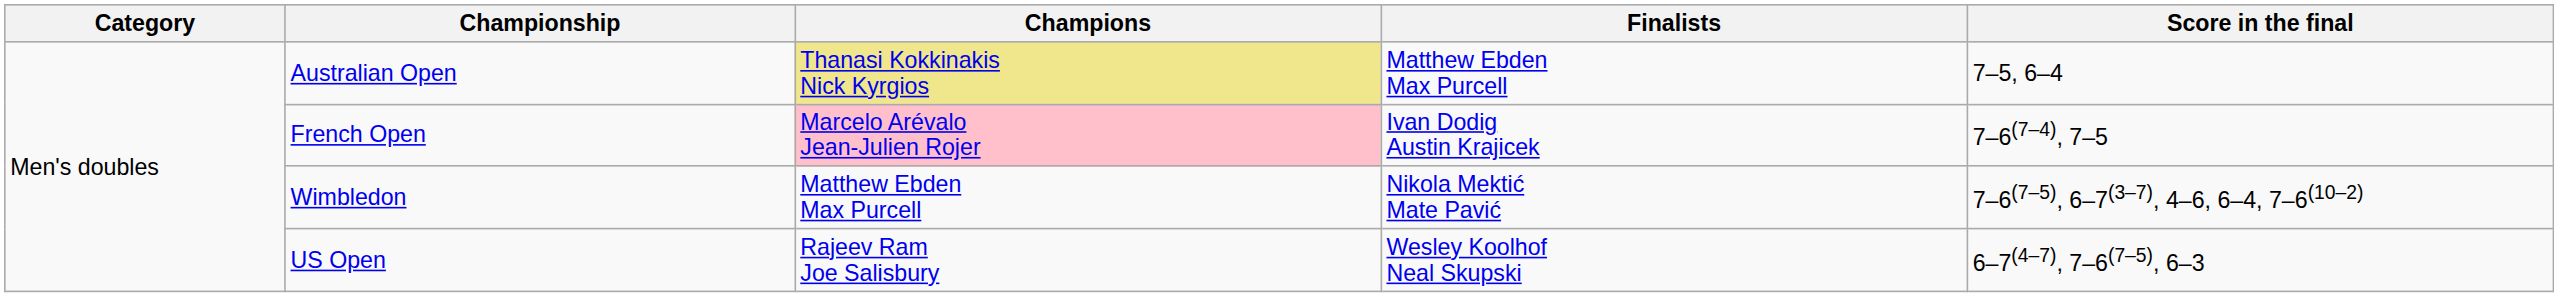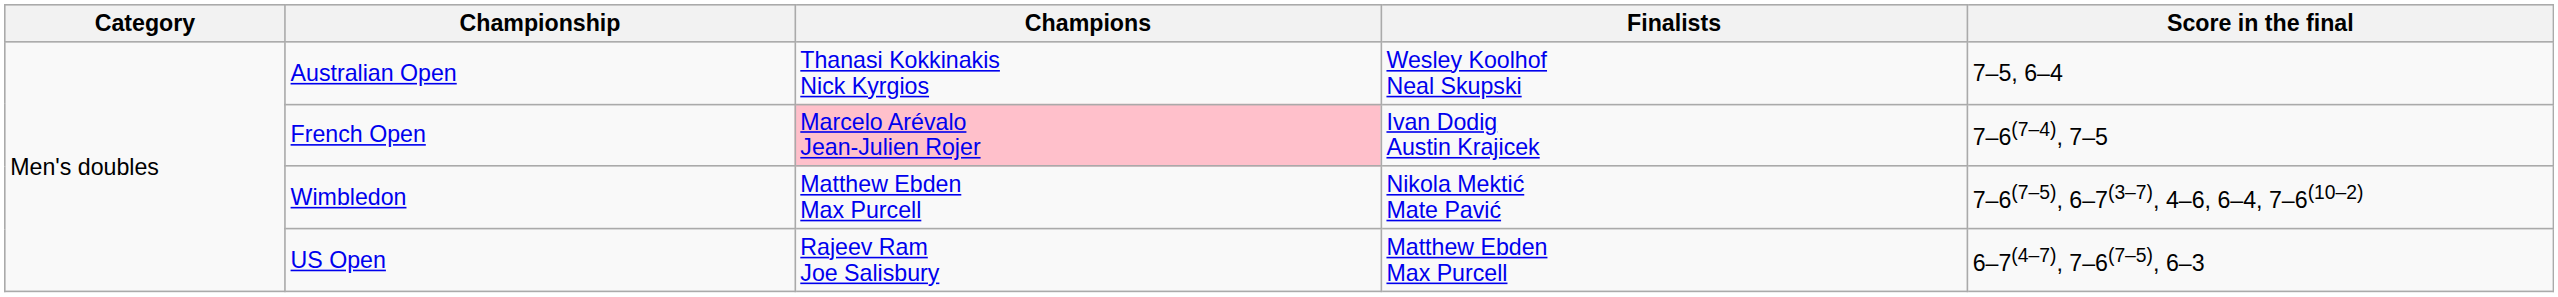(900, 73) khaki background -> (900, 73) no background
(1467, 73) Matthew Ebden Max Purcell -> (1467, 73) Wesley Koolhof Neal Skupski
(1467, 260) Wesley Koolhof Neal Skupski -> (1467, 260) Matthew Ebden Max Purcell
